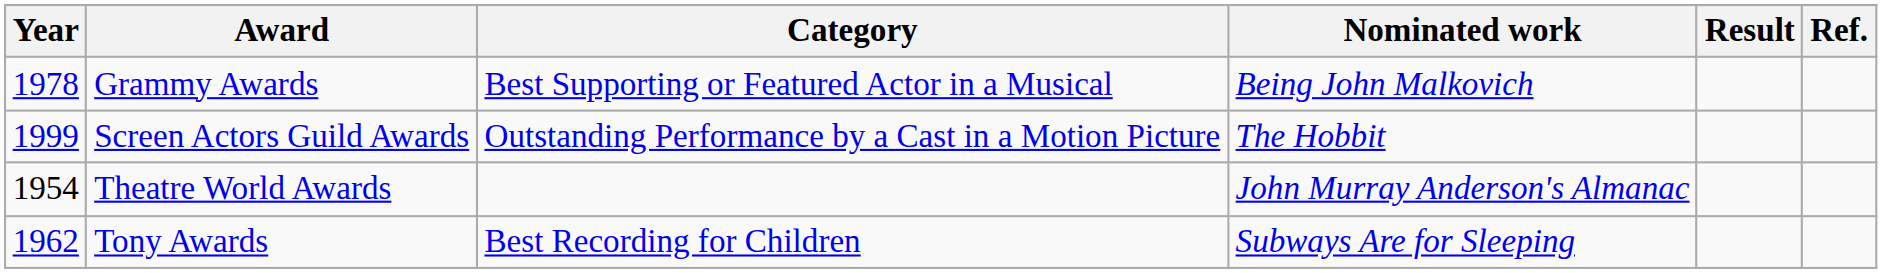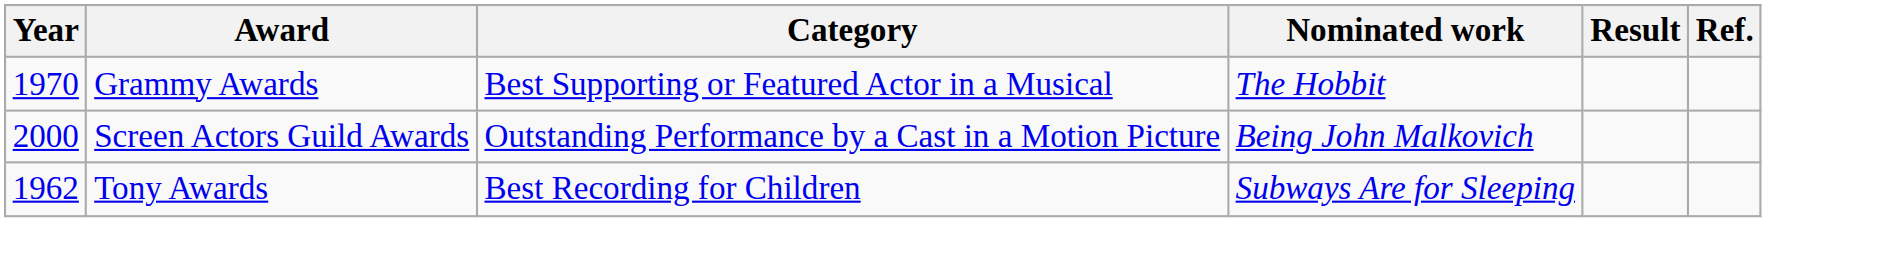(46, 83) 1978 -> (46, 83) 1970
(1385, 83) Being John Malkovich -> (1311, 83) The Hobbit
(46, 135) 1999 -> (46, 135) 2000
(1311, 135) The Hobbit -> (1385, 135) Being John Malkovich
- row: (243, 188)
